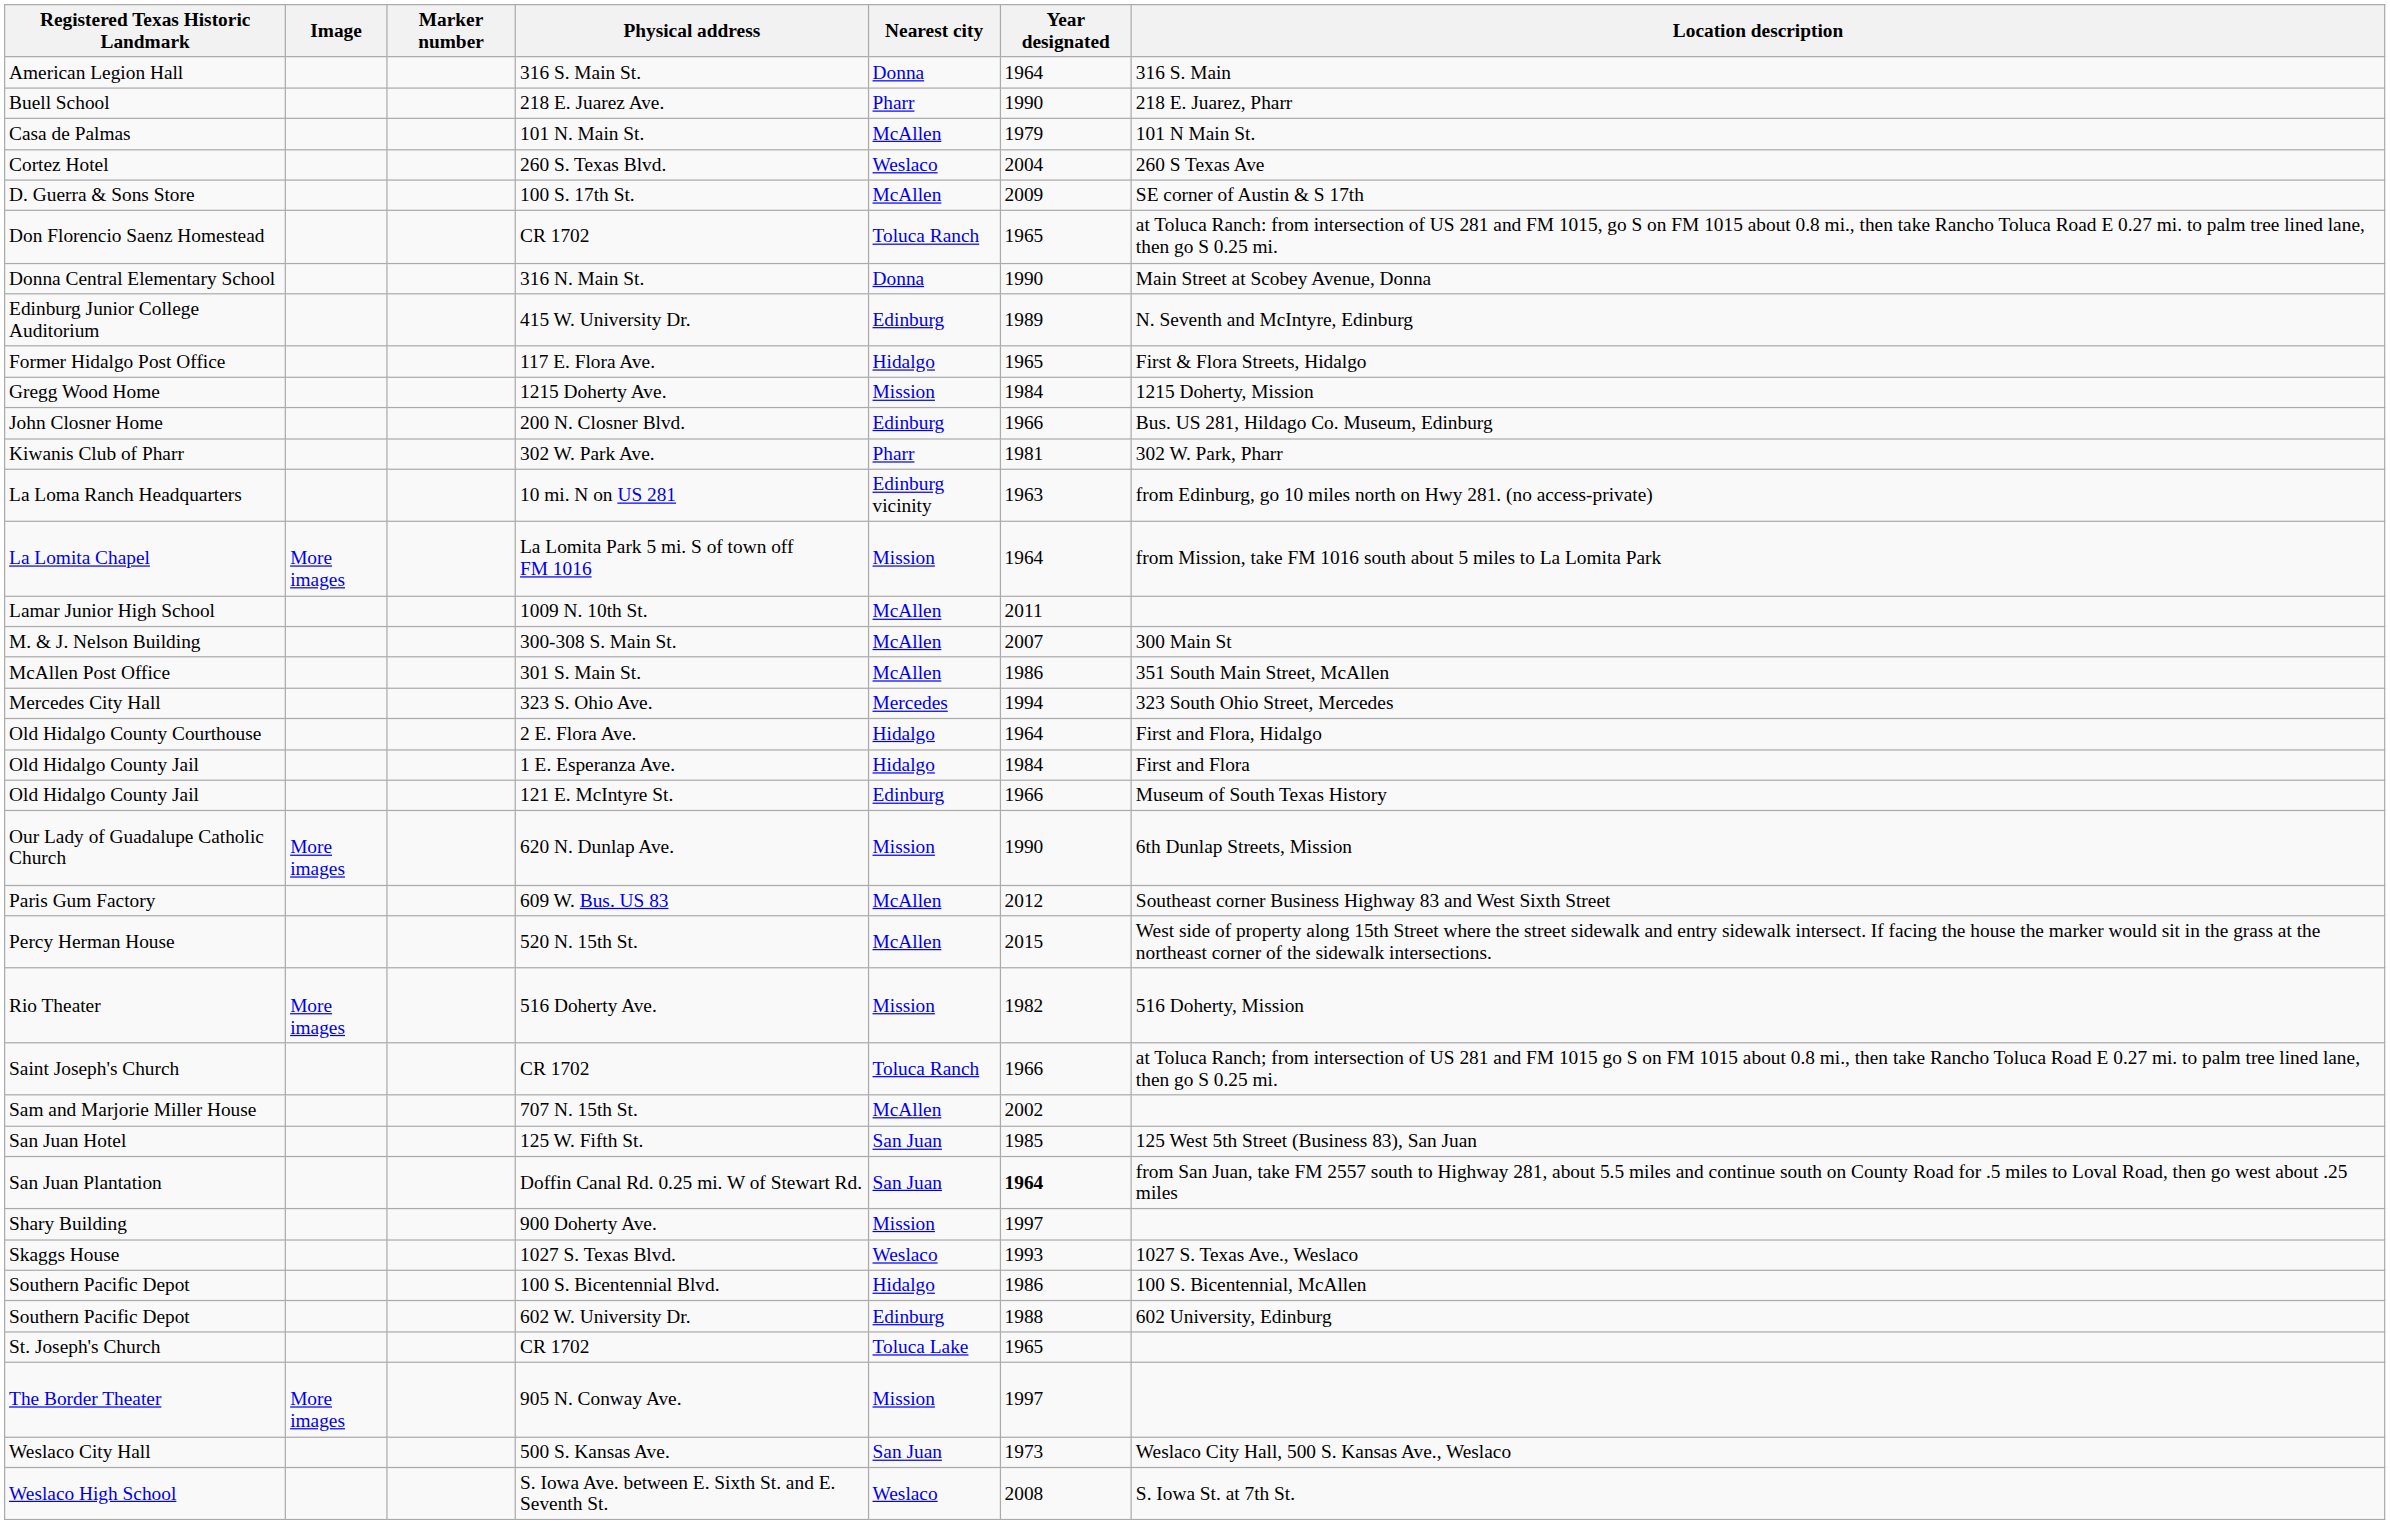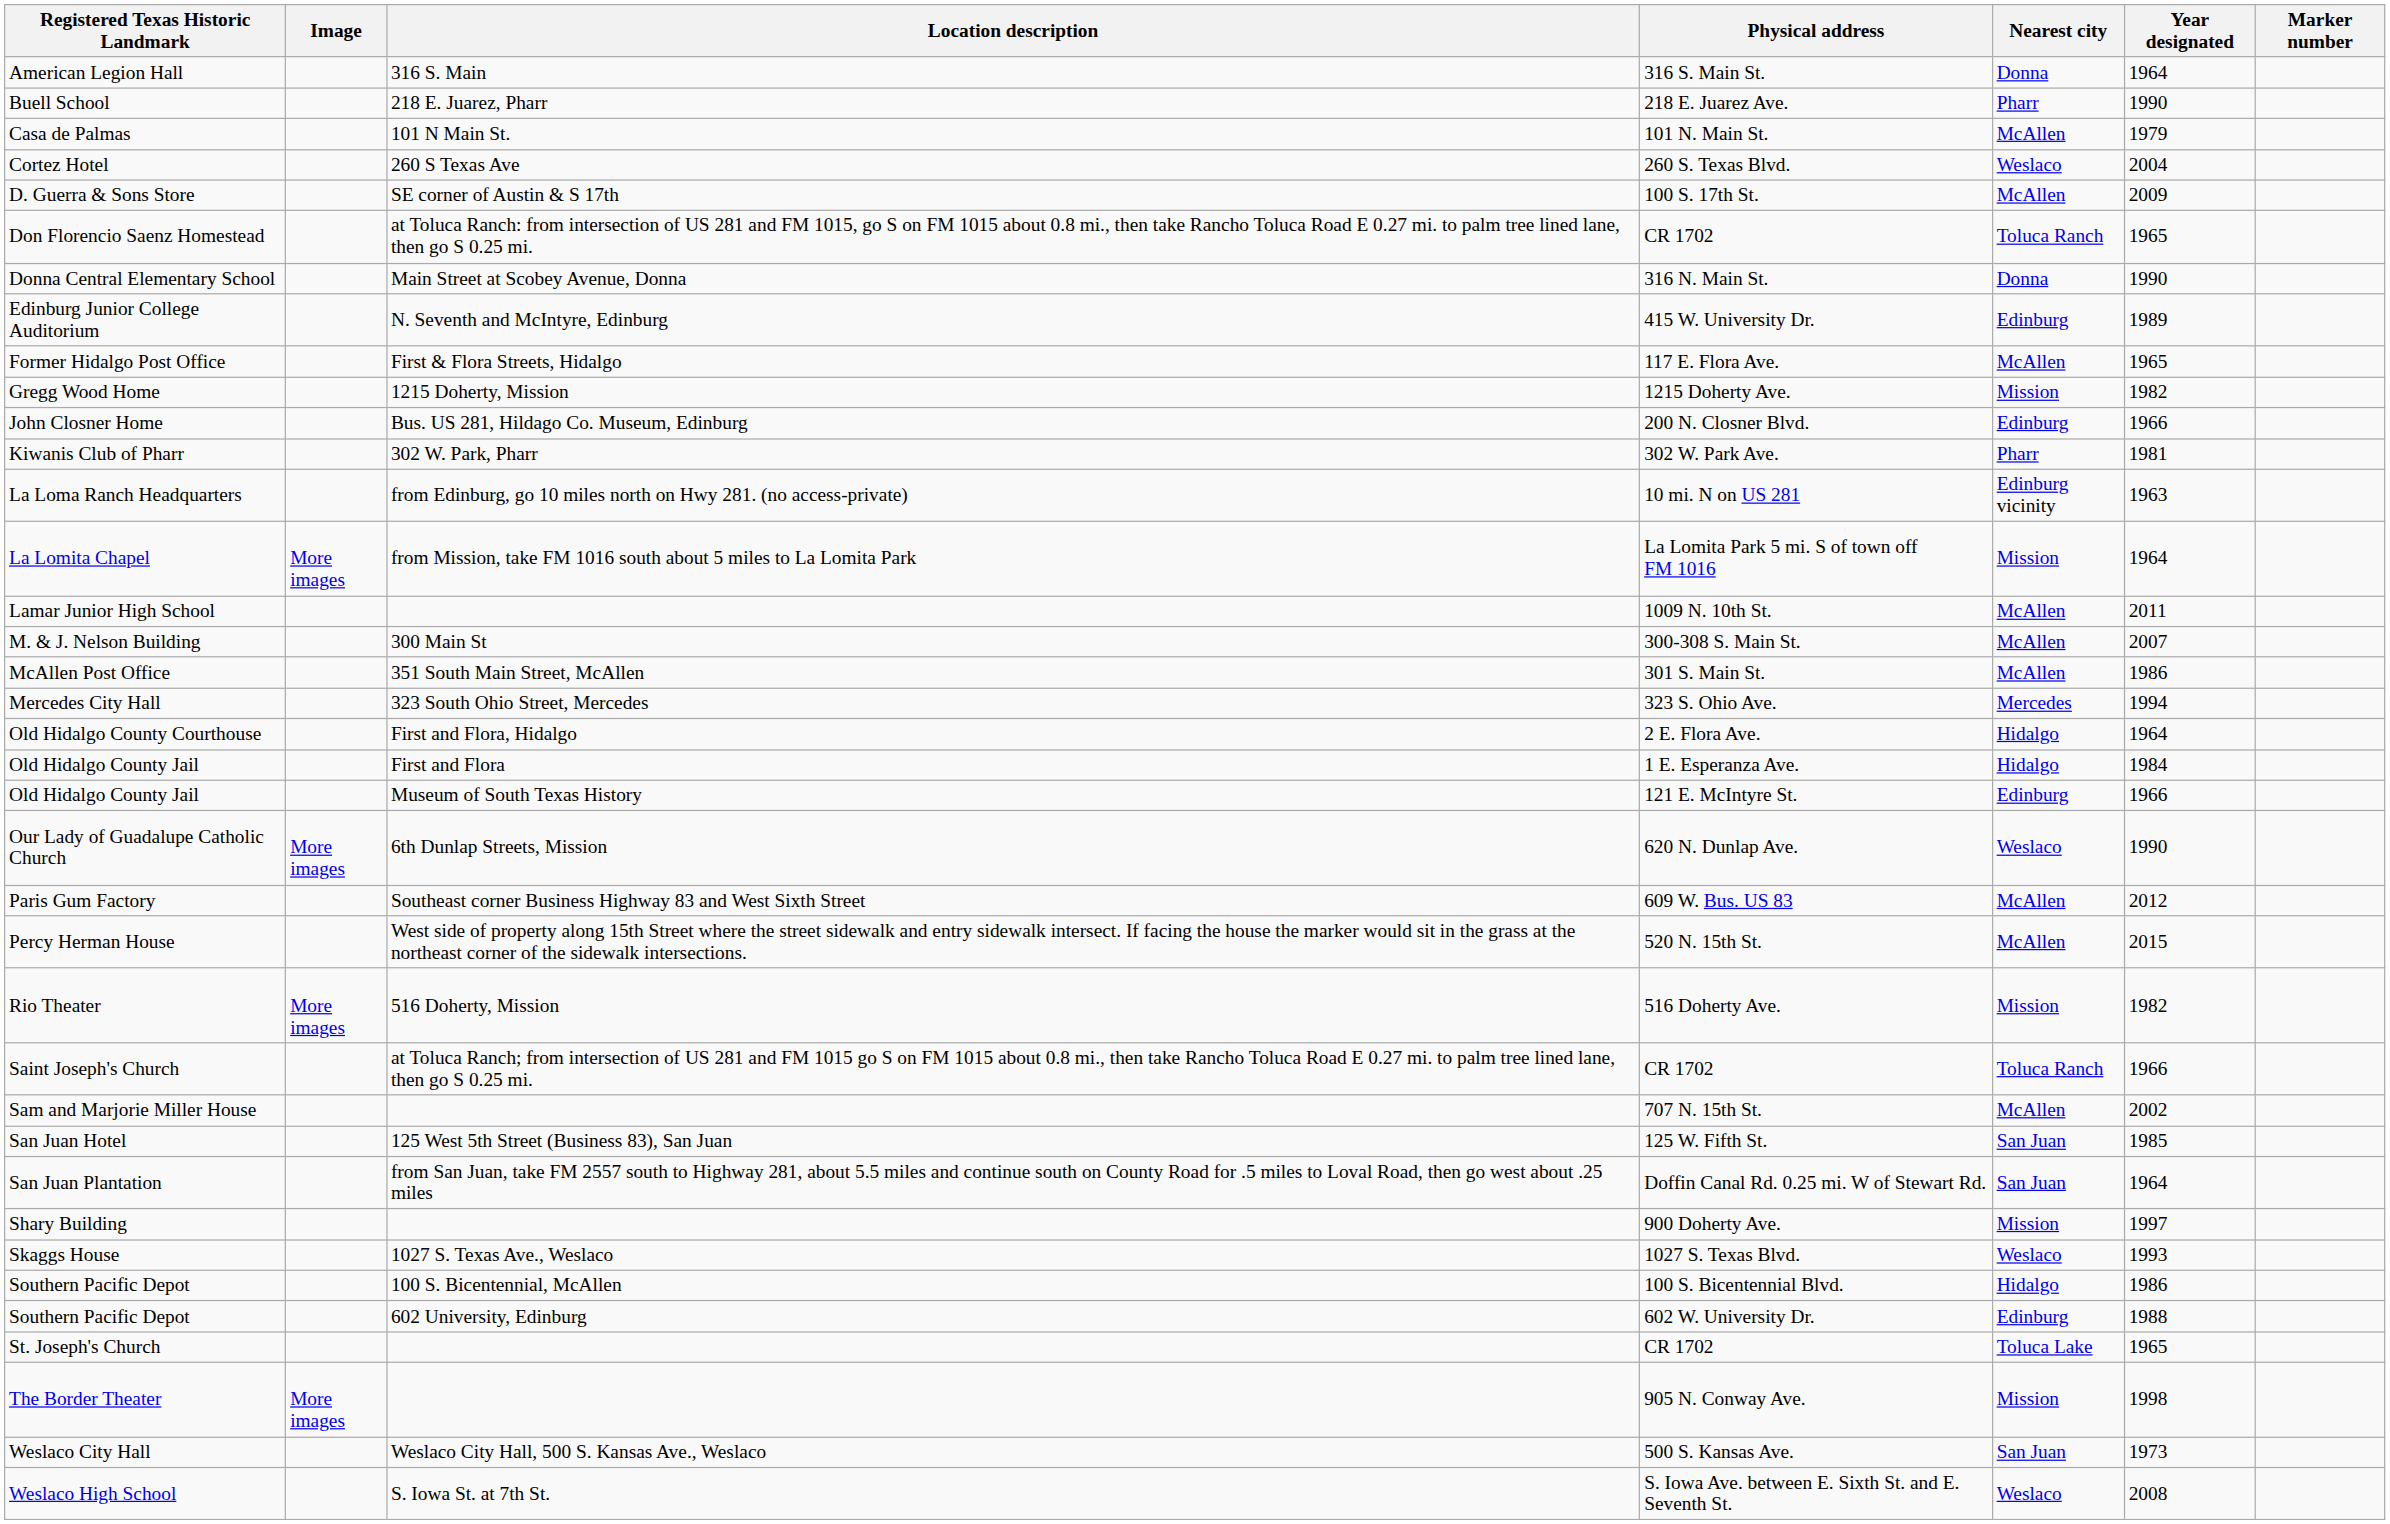columns swapped: (451, 30) <-> (1758, 30)
(904, 361) Hidalgo -> (2031, 361) McAllen
(1024, 392) 1984 -> (2148, 392) 1982
(904, 847) Mission -> (2029, 847) Weslaco
(1024, 1182) bold -> (2148, 1182) normal
(1024, 1399) 1997 -> (2148, 1399) 1998
